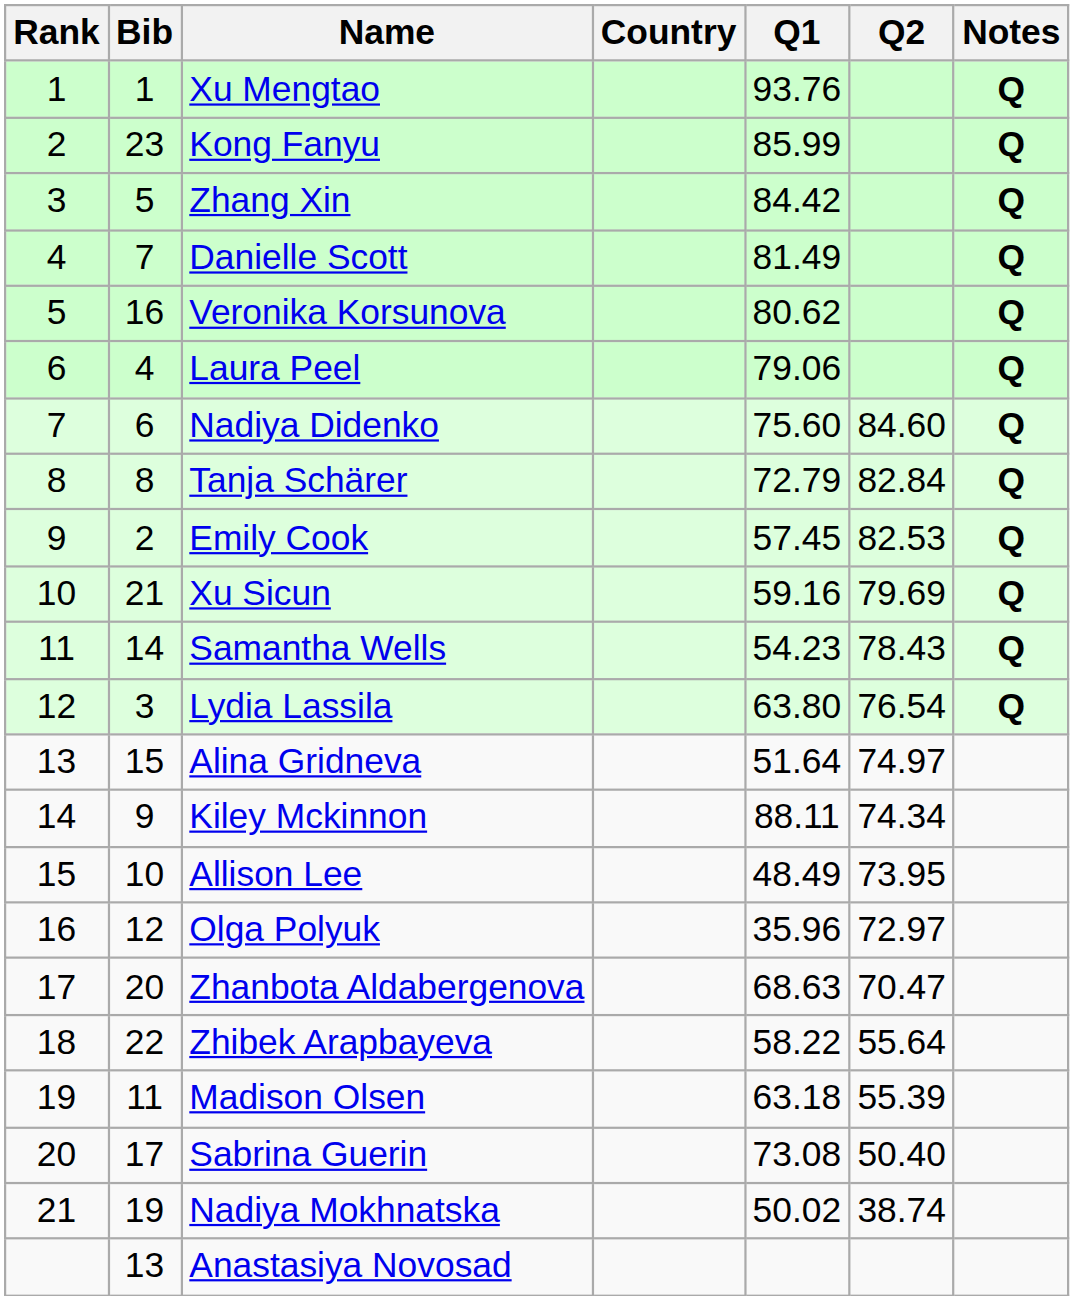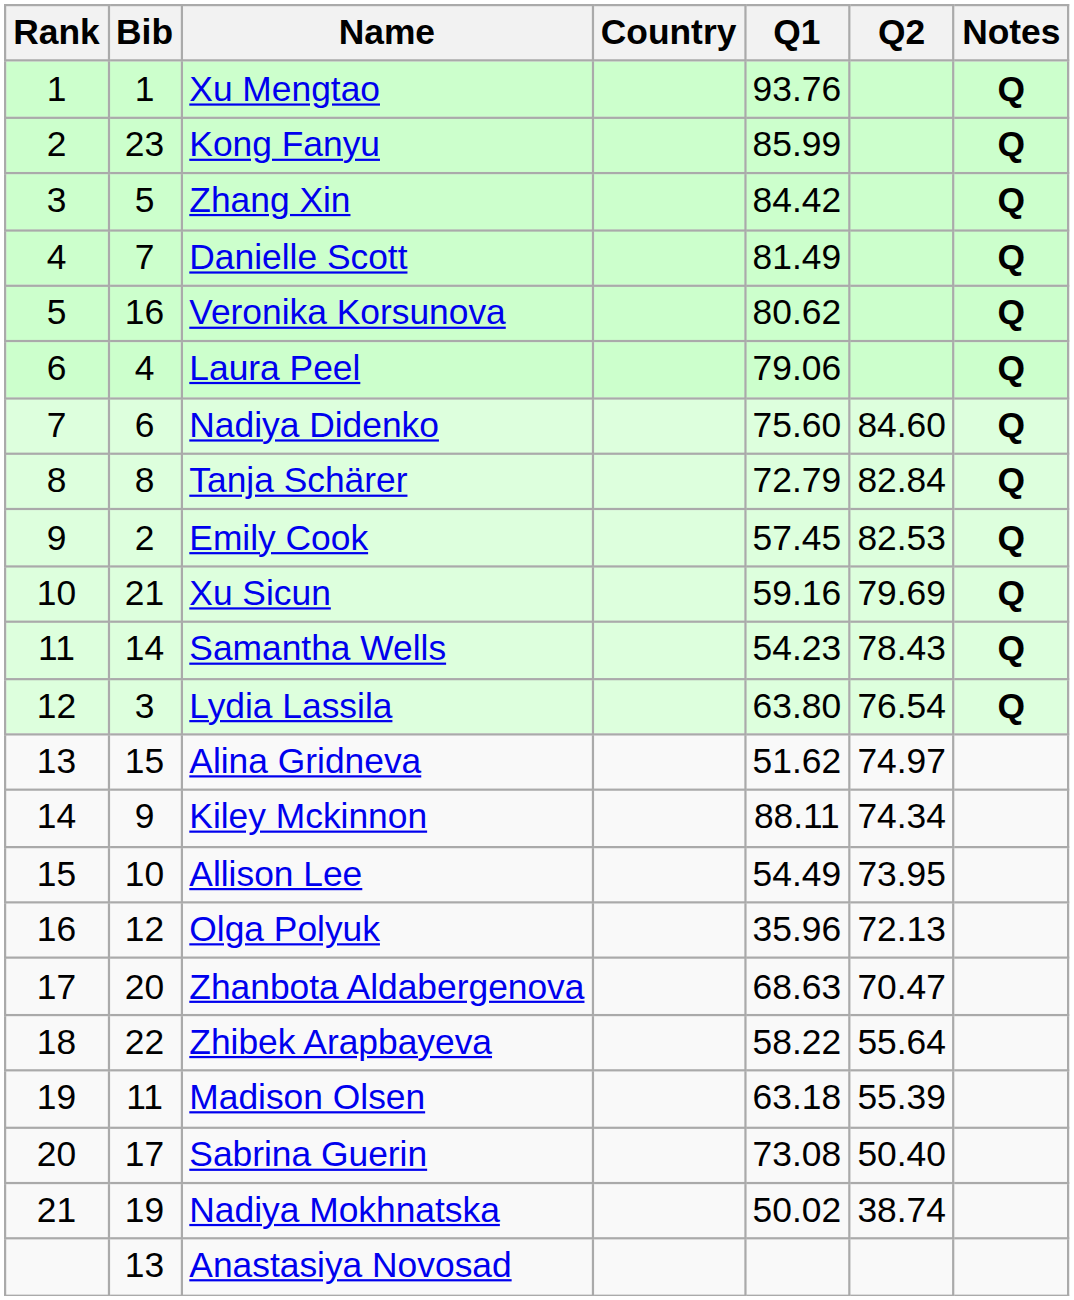(797, 761) 51.64 -> (797, 761) 51.62
(797, 873) 48.49 -> (797, 873) 54.49
(902, 929) 72.97 -> (902, 929) 72.13
